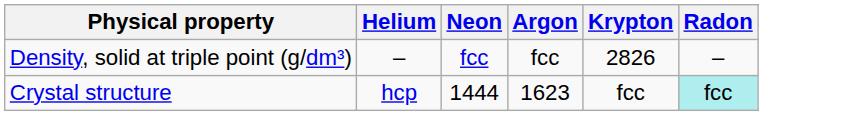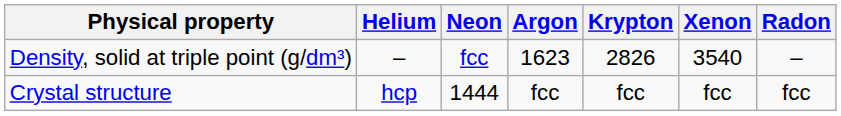+ column: (718, 22)
(545, 57) fcc -> (545, 57) 1623
(545, 92) 1623 -> (545, 92) fcc
(718, 92) paleturquoise background -> (796, 92) no background
